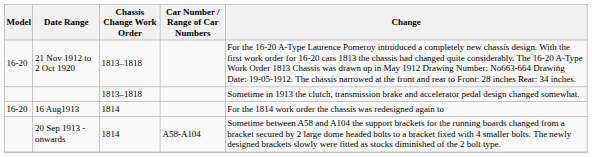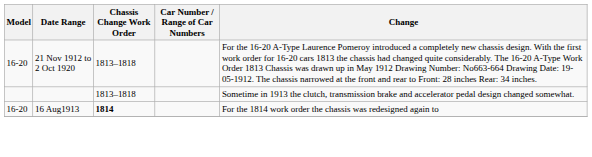(111, 108) normal -> (104, 108) bold
- row: (19, 134)
